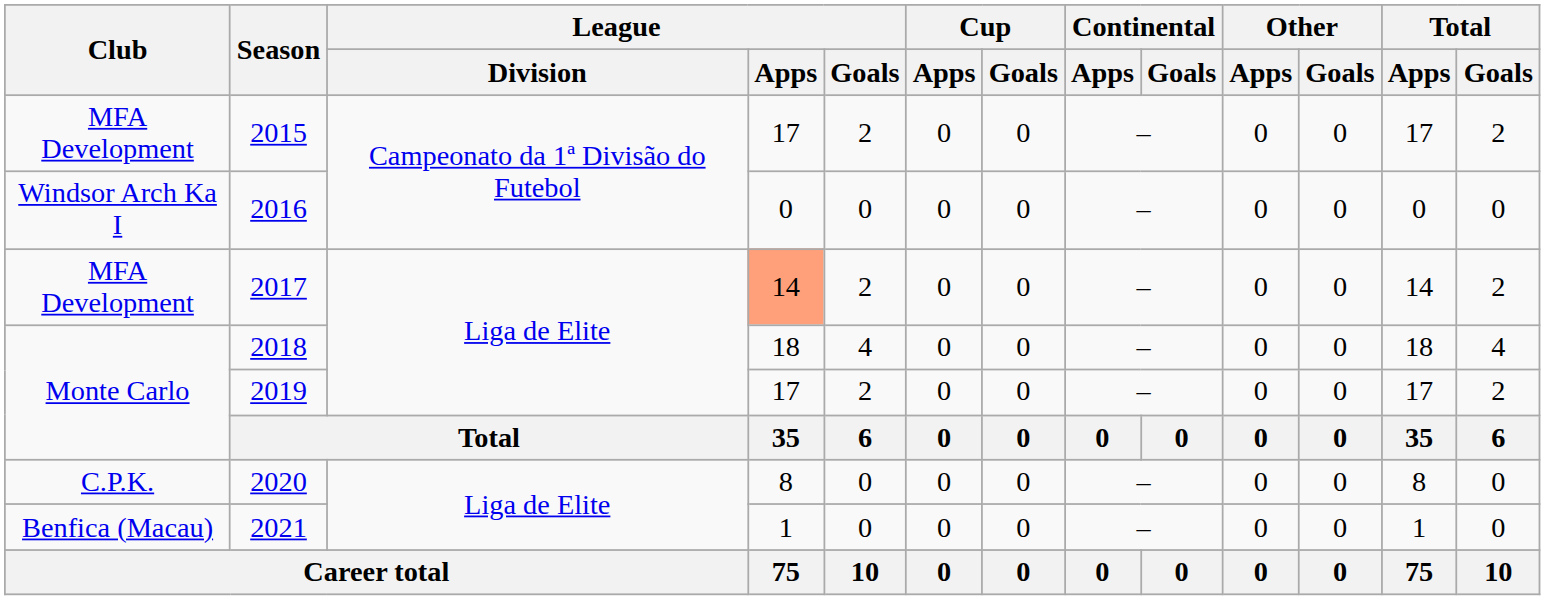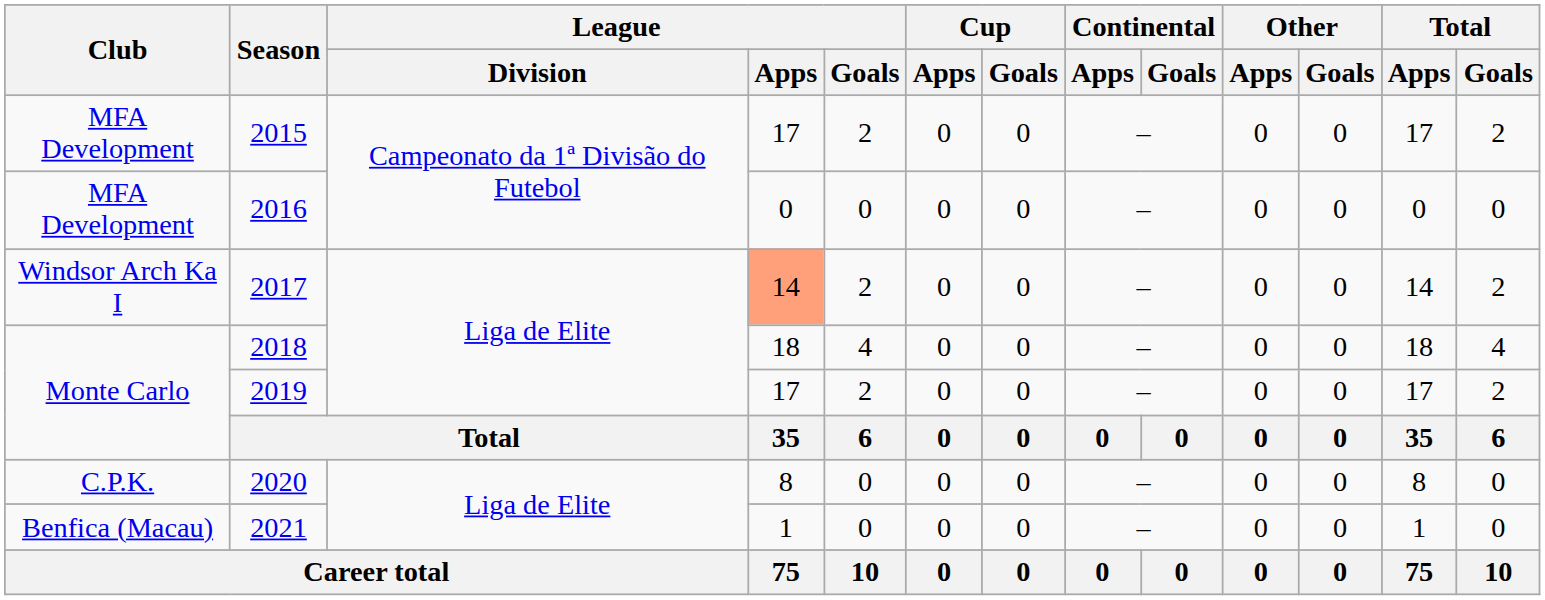(118, 209) Windsor Arch Ka I -> (118, 209) MFA Development
(118, 286) MFA Development -> (118, 286) Windsor Arch Ka I
